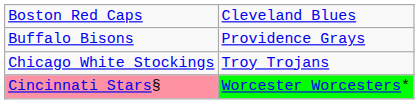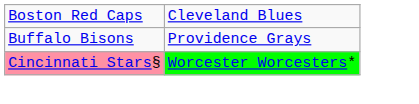- row: (111, 63)
